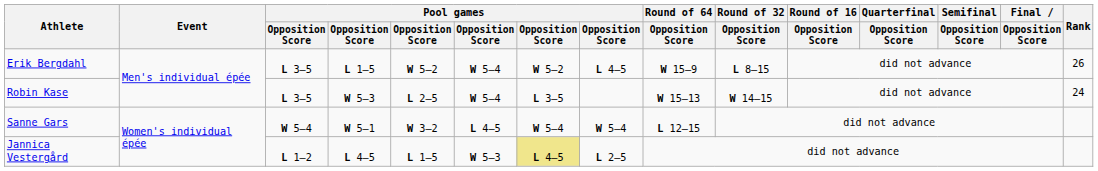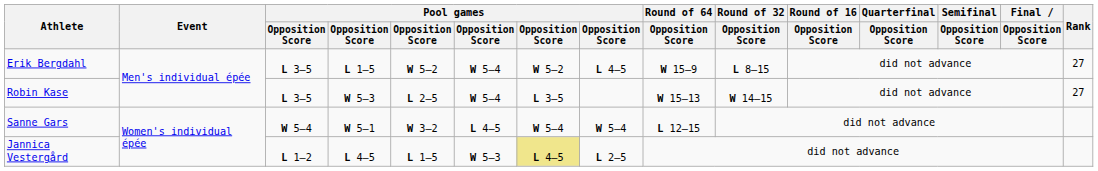(1078, 63) 26 -> (1078, 63) 27
(1078, 92) 24 -> (1078, 92) 27
